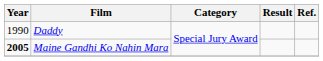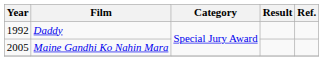(18, 30) 1990 -> (18, 30) 1992
(18, 47) bold -> (18, 47) normal
